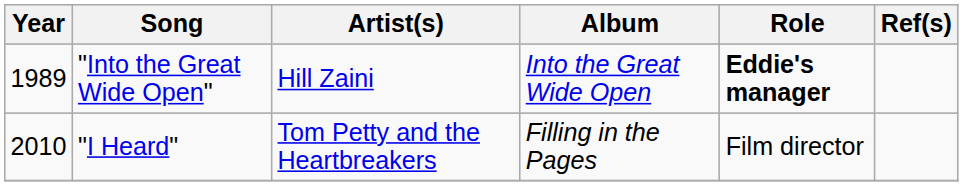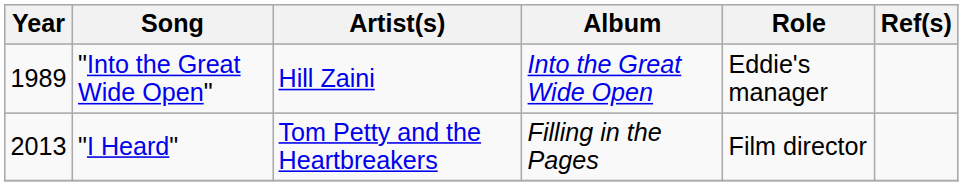(778, 78) bold -> (778, 78) normal
(39, 146) 2010 -> (39, 146) 2013
